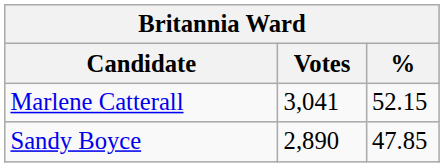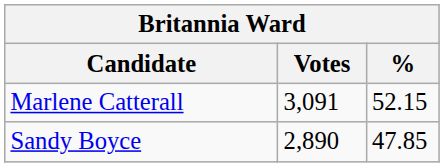(311, 102) 3,041 -> (311, 102) 3,091
